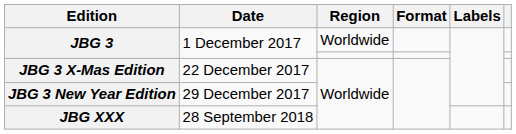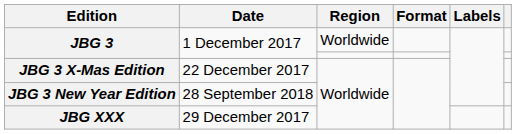(246, 93) 29 December 2017 -> (248, 93) 28 September 2018
(248, 117) 28 September 2018 -> (246, 117) 29 December 2017
